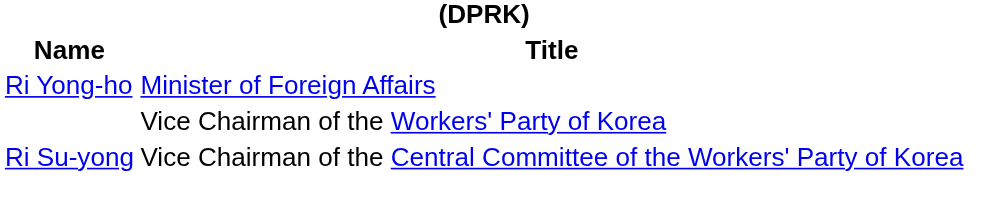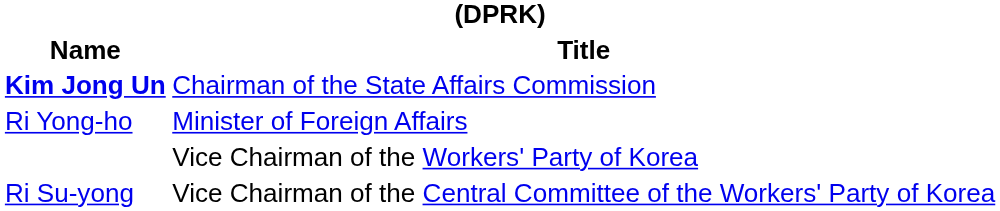+ row: (85, 85)
